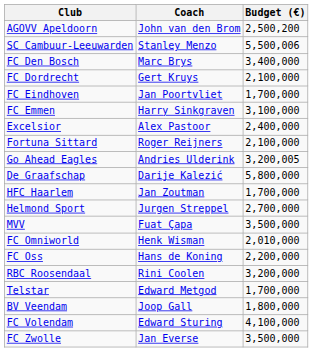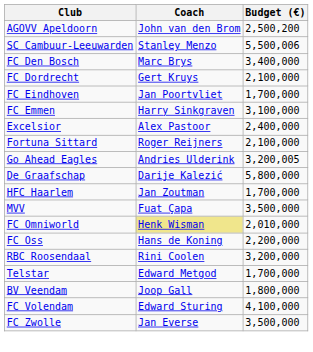- row: (46, 208)
(171, 241) no background -> (171, 225) khaki background
